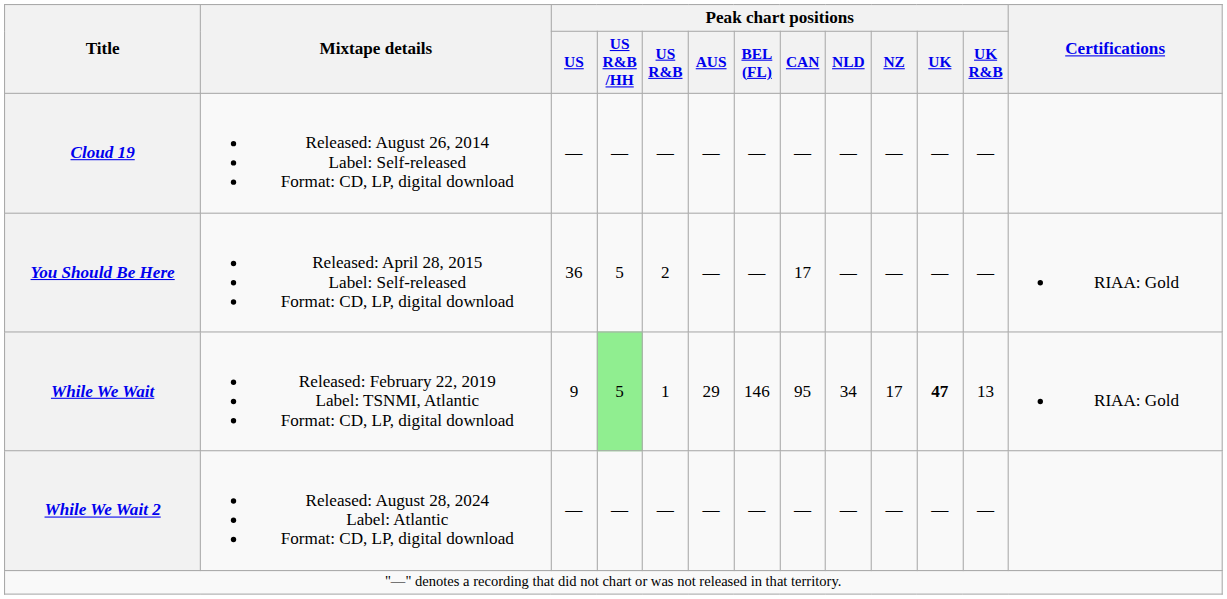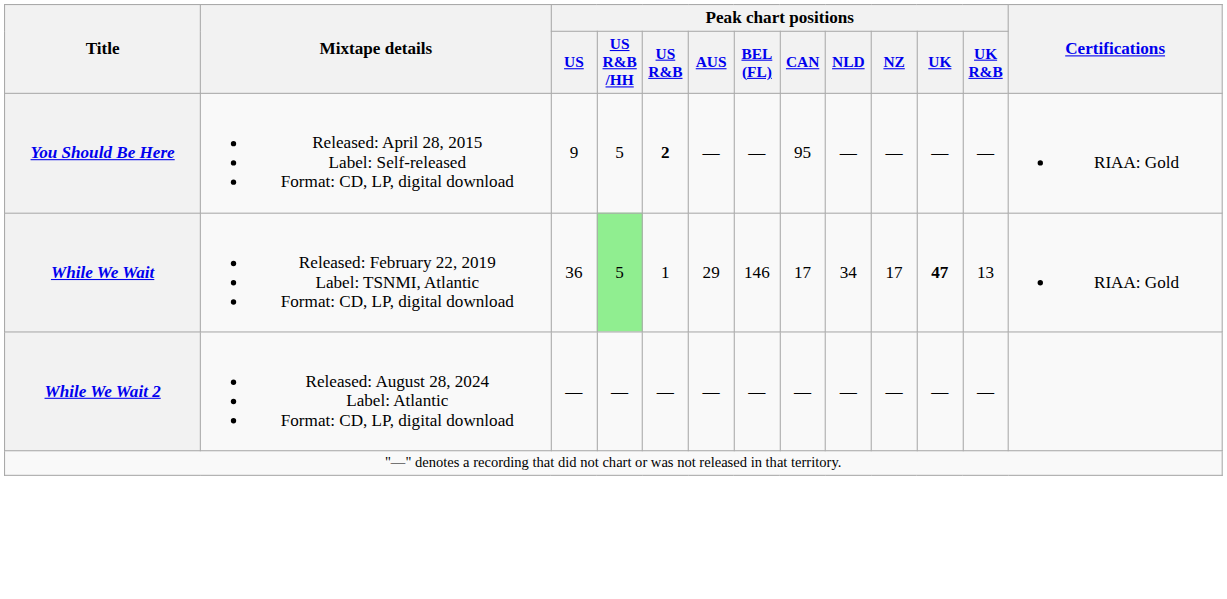- row: (103, 153)
(574, 272) 36 -> (574, 153) 9
(665, 272) normal -> (665, 153) bold
(803, 272) 17 -> (803, 153) 95
(574, 391) 9 -> (574, 272) 36
(803, 391) 95 -> (803, 272) 17
